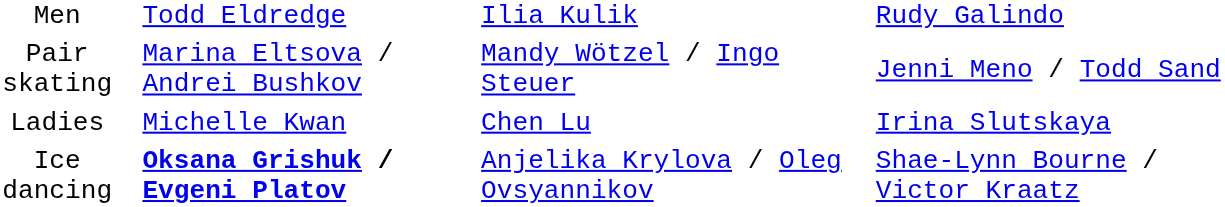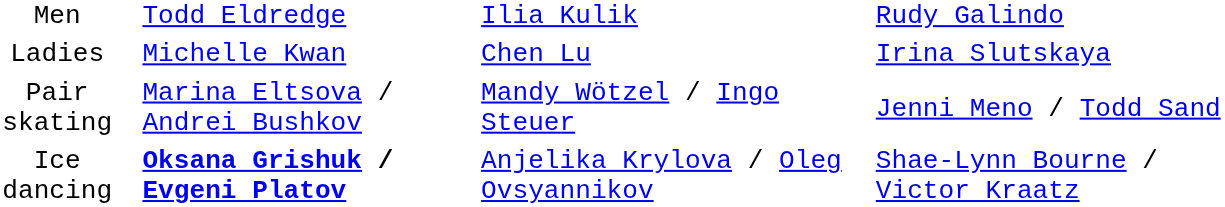rows swapped: (57, 123) <-> (57, 69)
